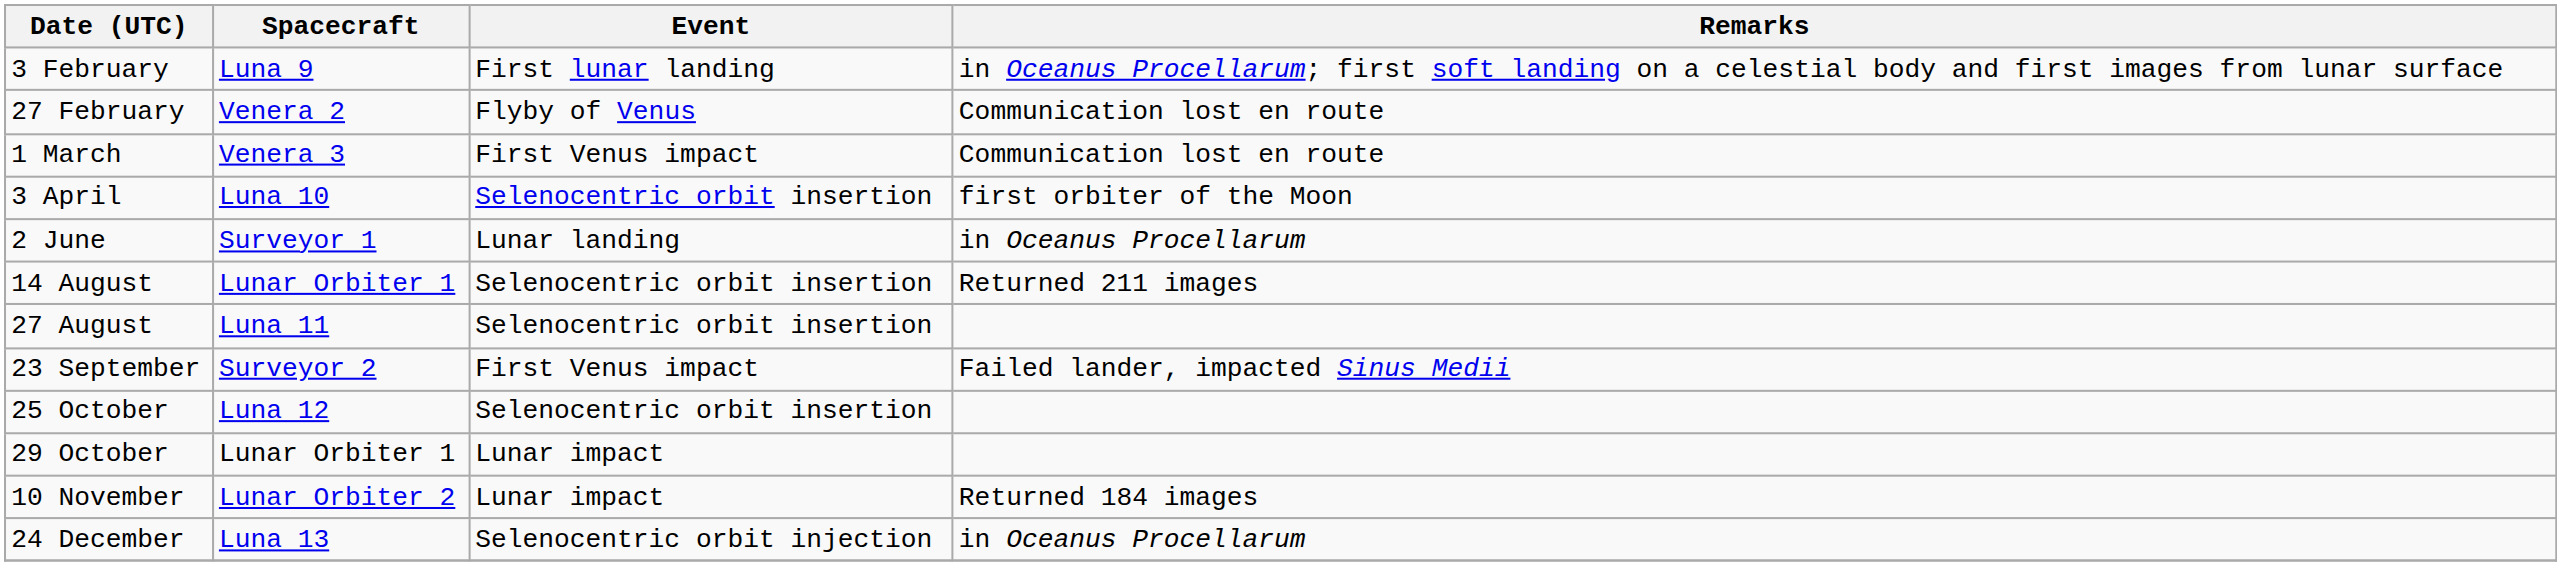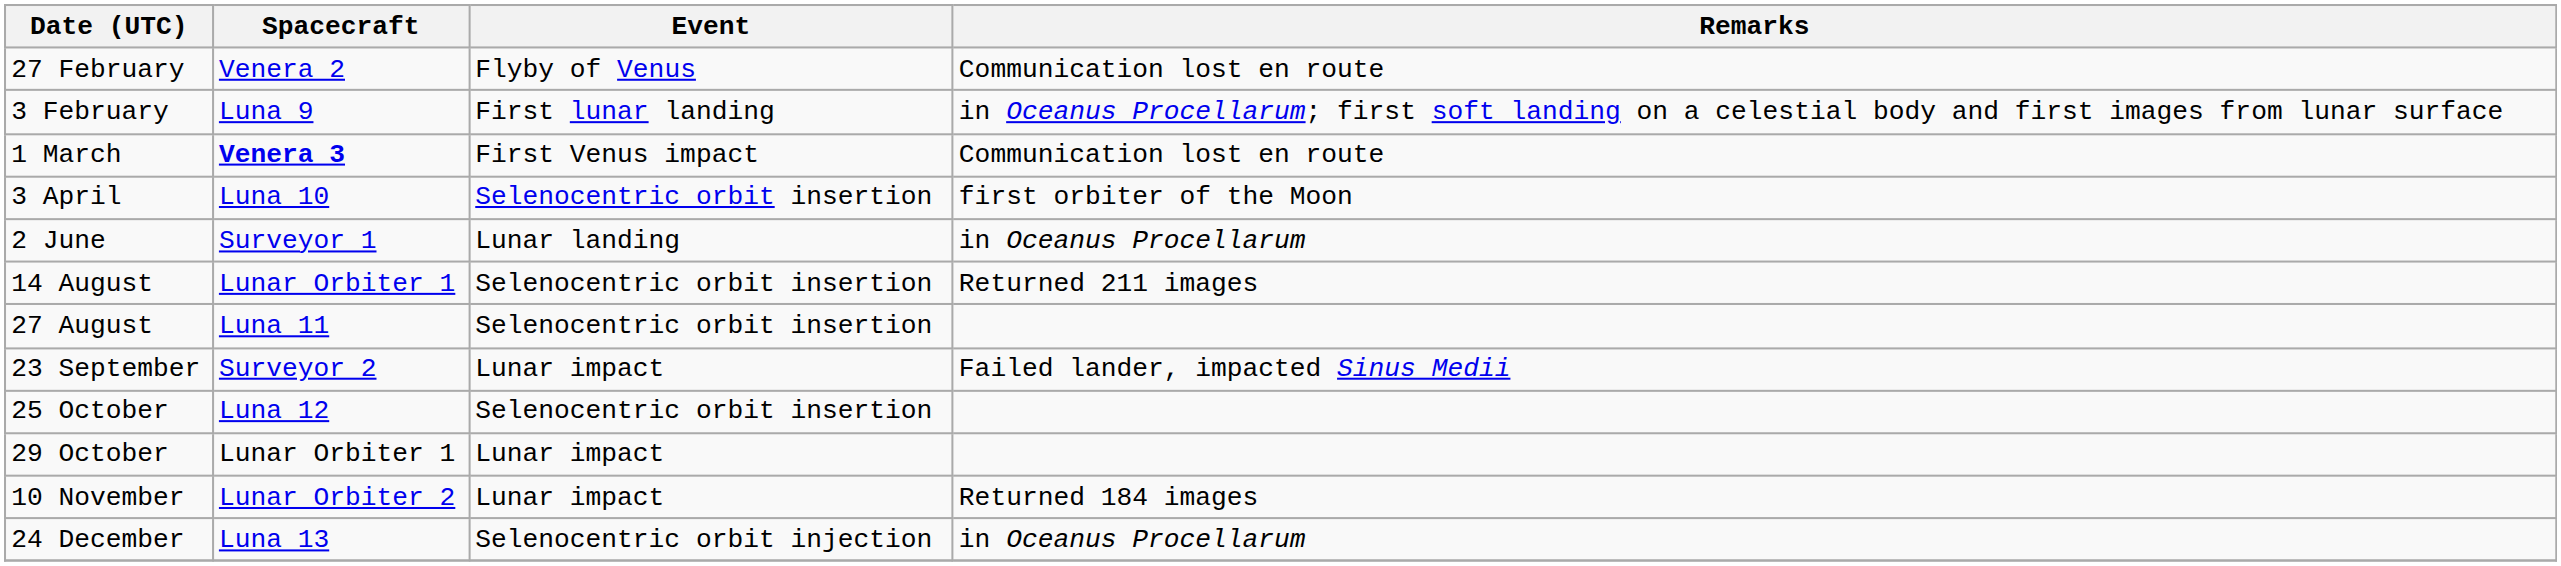rows swapped: (90, 69) <-> (98, 112)
(282, 155) normal -> (282, 155) bold
(617, 369) First Venus impact -> (570, 369) Lunar impact
